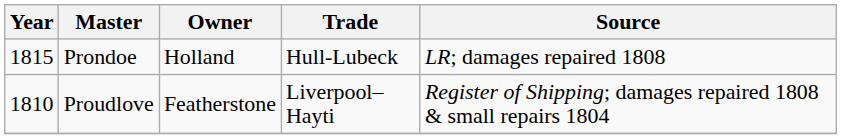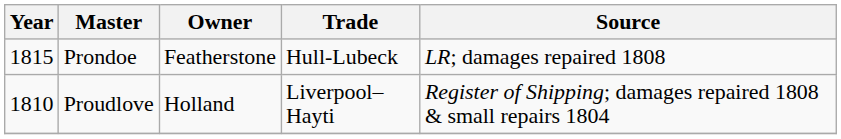(199, 56) Holland -> (220, 56) Featherstone
(220, 103) Featherstone -> (199, 103) Holland
